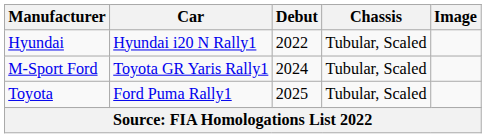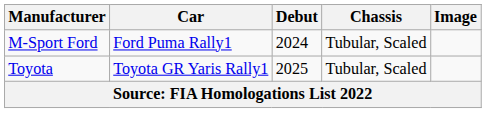- row: (36, 42)
(191, 68) Toyota GR Yaris Rally1 -> (172, 42) Ford Puma Rally1
(172, 94) Ford Puma Rally1 -> (191, 68) Toyota GR Yaris Rally1
